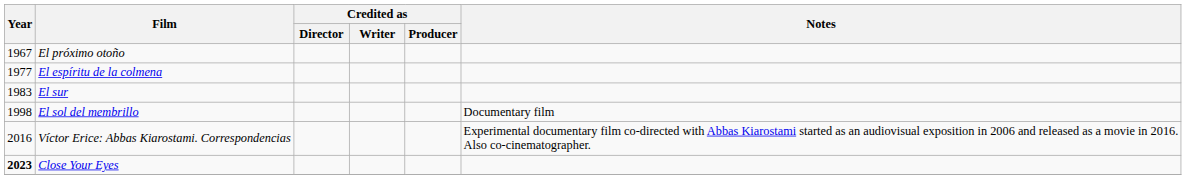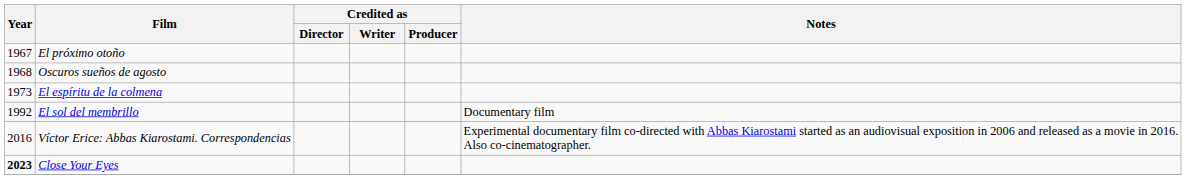+ row: (102, 72)
(20, 72) 1977 -> (20, 92) 1973
- row: (53, 92)
(20, 111) 1998 -> (20, 111) 1992
